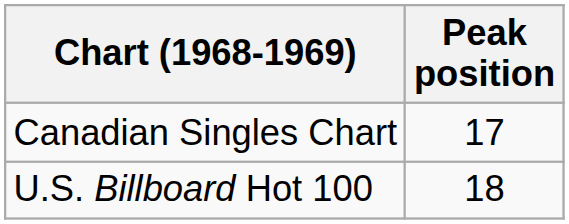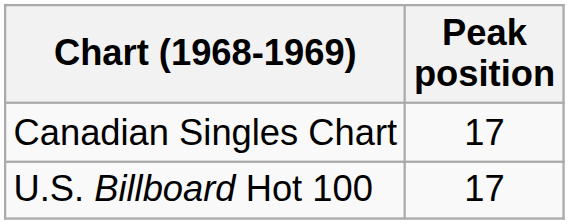(484, 189) 18 -> (484, 189) 17
